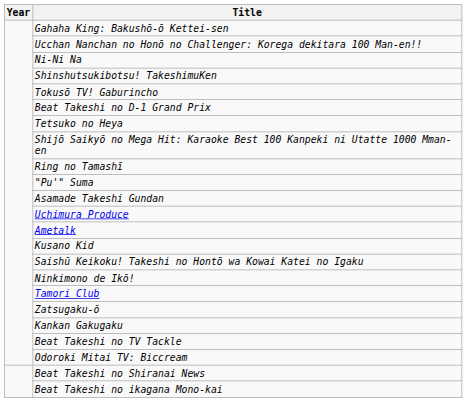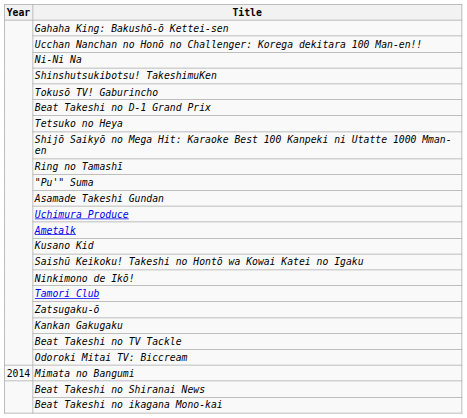+ row: (85, 373)
